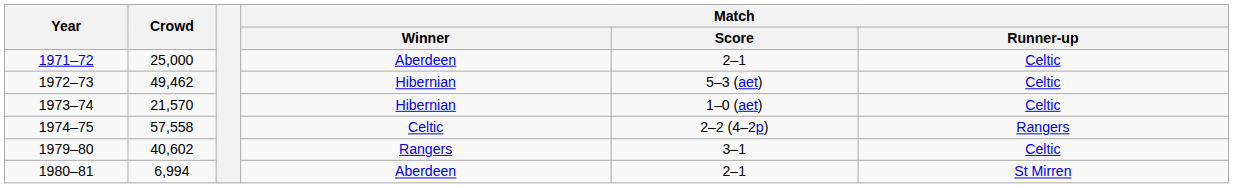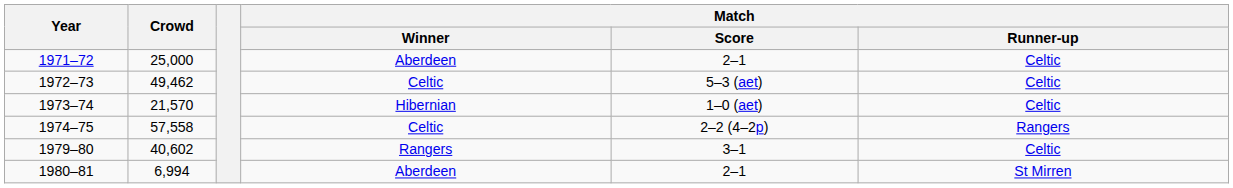(426, 83) Hibernian -> (426, 83) Celtic
